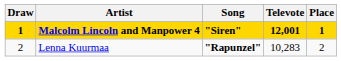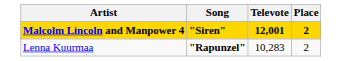- column: (21, 13)
(322, 30) 1 -> (306, 30) 2
